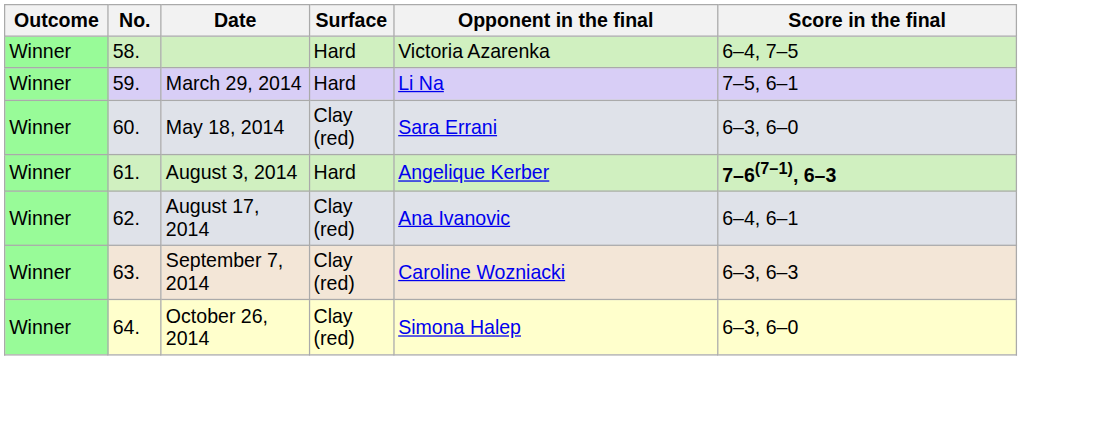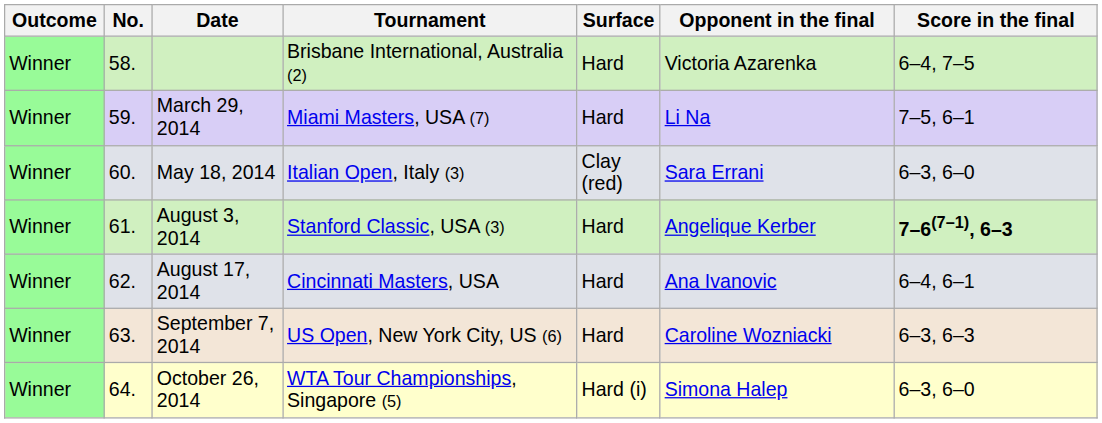+ column: (430, 19)
(334, 217) Clay (red) -> (603, 280) Hard
(334, 272) Clay (red) -> (603, 335) Hard
(334, 326) Clay (red) -> (614, 389) Hard (i)
